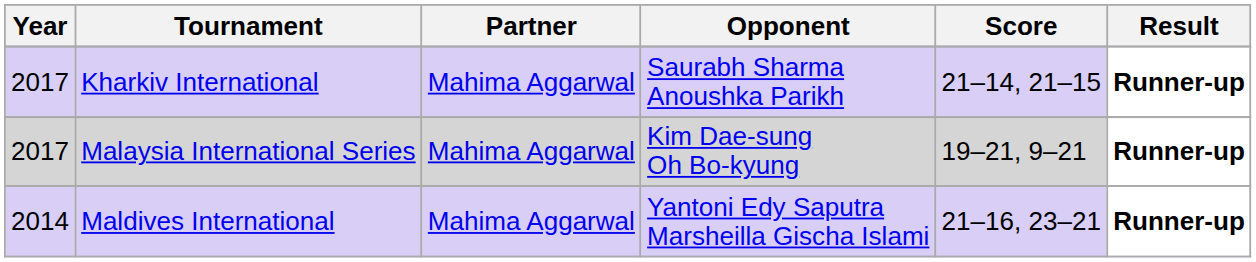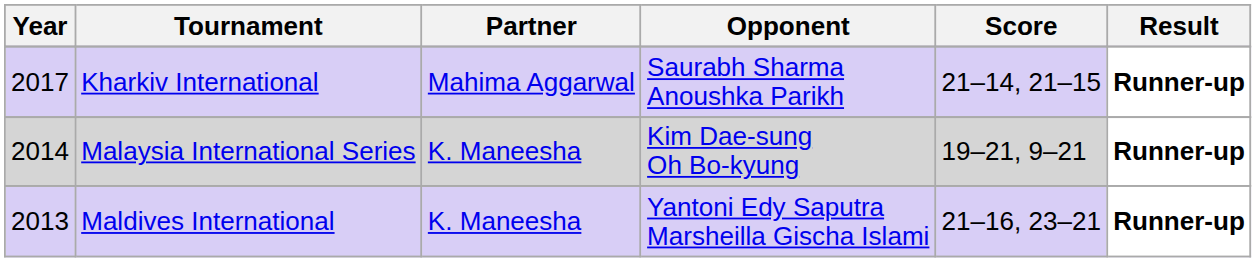(40, 152) 2017 -> (40, 152) 2014
(531, 152) Mahima Aggarwal -> (505, 152) K. Maneesha
(40, 222) 2014 -> (40, 222) 2013
(531, 222) Mahima Aggarwal -> (505, 222) K. Maneesha
